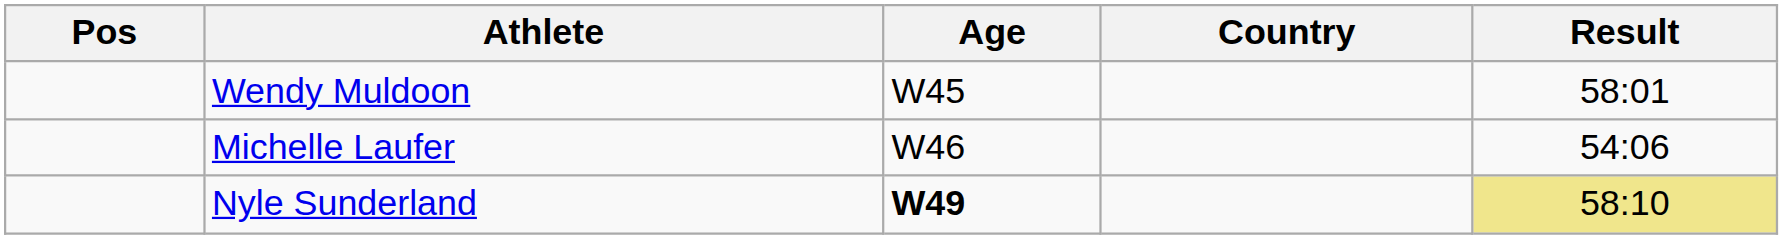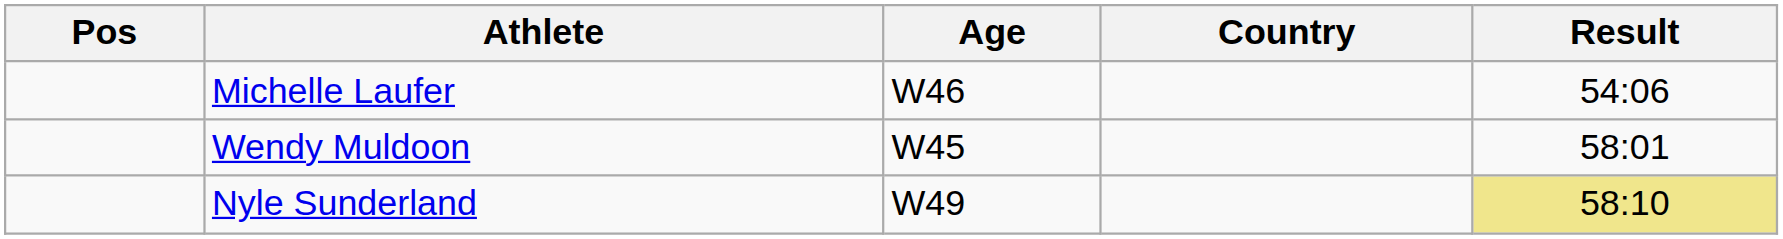rows swapped: (333, 146) <-> (341, 89)
(928, 203) bold -> (928, 203) normal
